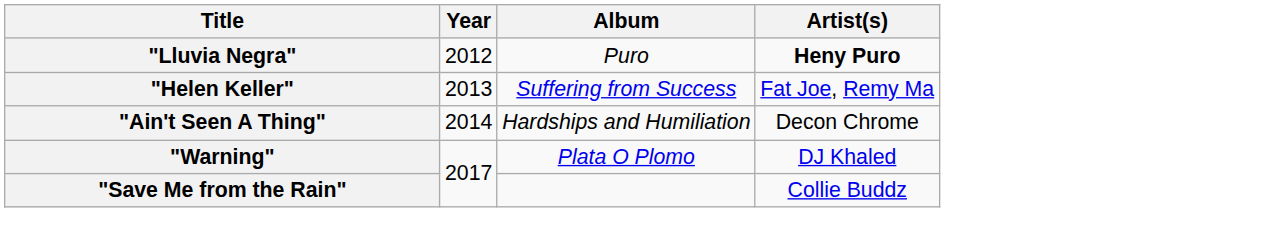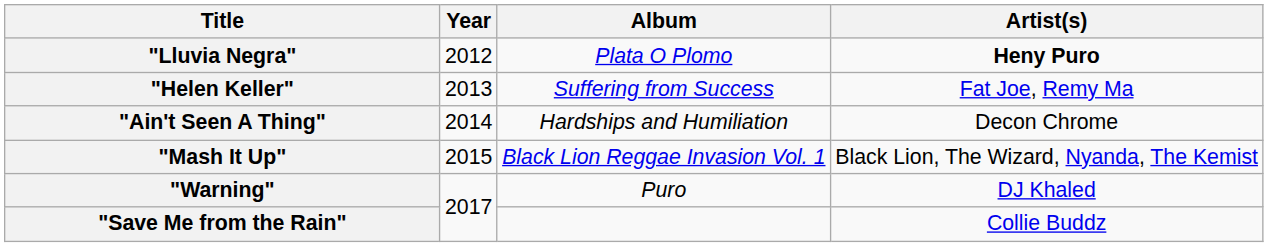(626, 55) Puro -> (664, 55) Plata O Plomo
+ row: (222, 156)
(626, 156) Plata O Plomo -> (664, 190) Puro
